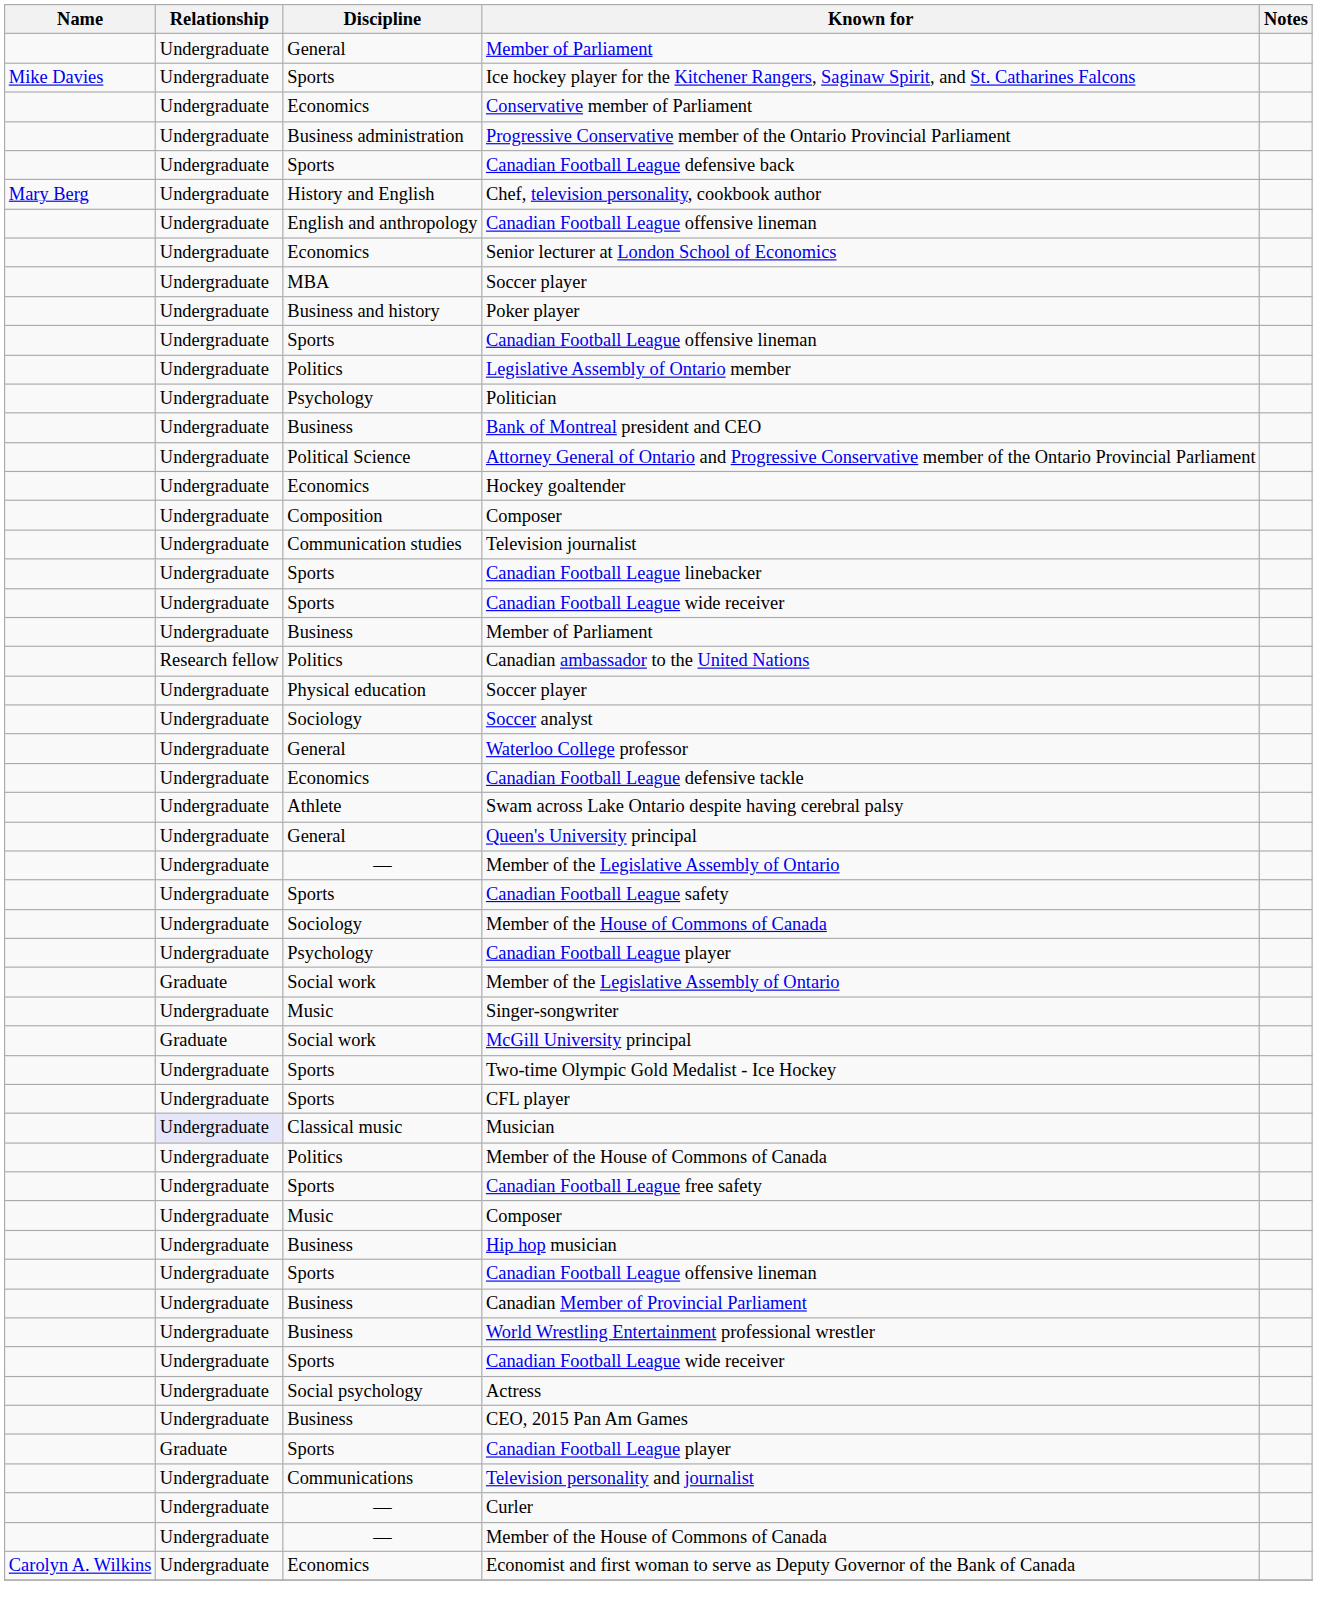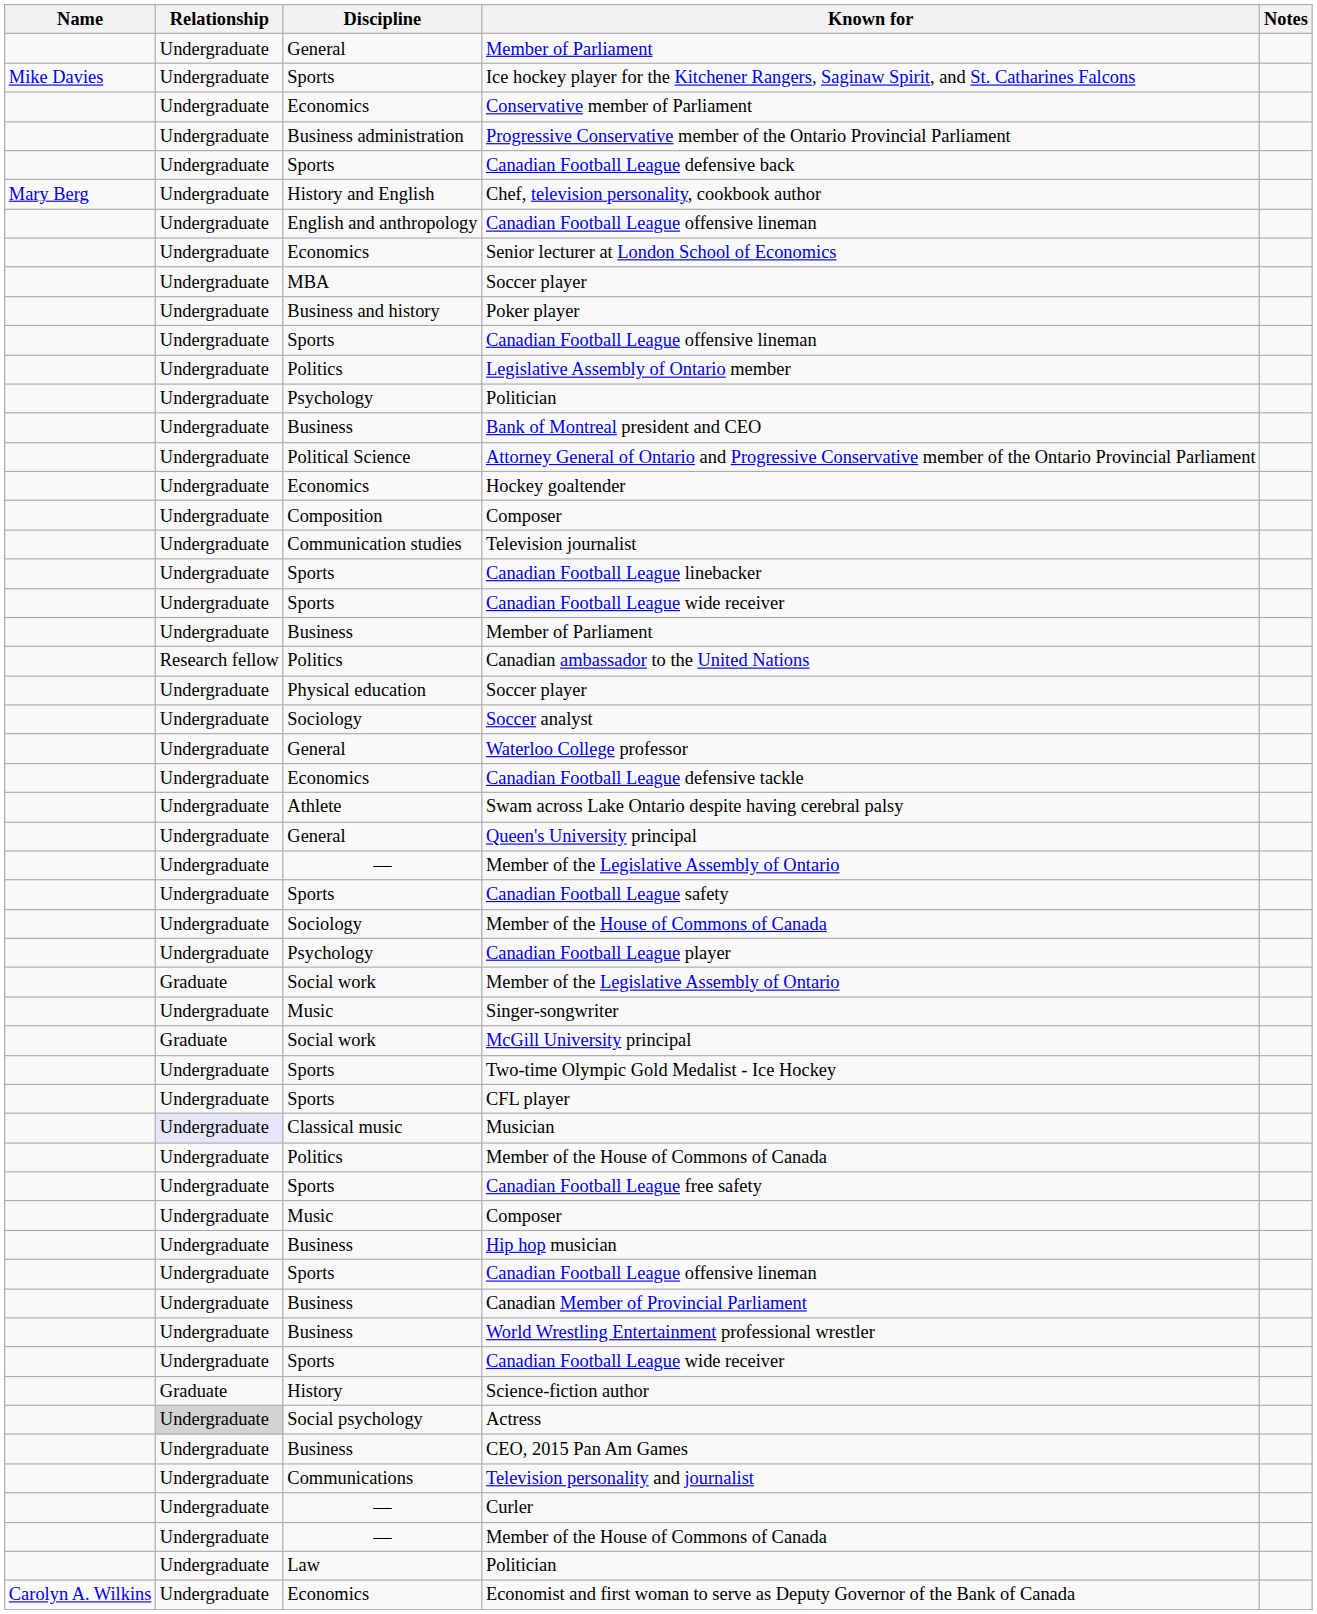+ row: (315, 1390)
(214, 1390) no background -> (214, 1419) lightgrey background
- row: (311, 1448)
+ row: (304, 1565)
